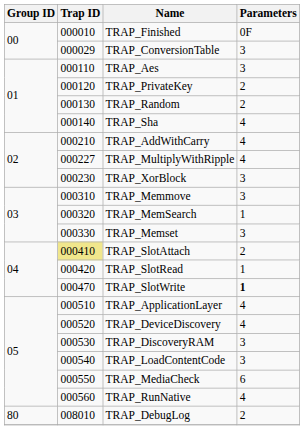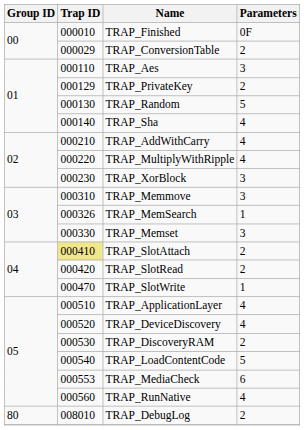(243, 50) 3 -> (243, 50) 2
(78, 86) 000120 -> (78, 86) 000129
(243, 104) 2 -> (243, 104) 5
(78, 159) 000227 -> (78, 159) 000220
(78, 214) 000320 -> (78, 214) 000326
(243, 269) 1 -> (243, 269) 2
(243, 287) bold -> (243, 287) normal
(243, 342) 3 -> (243, 342) 2
(243, 360) 3 -> (243, 360) 5
(78, 379) 000550 -> (78, 379) 000553
